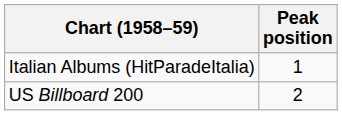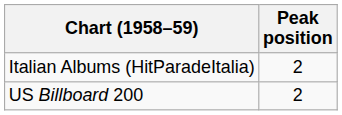(298, 67) 1 -> (298, 67) 2
